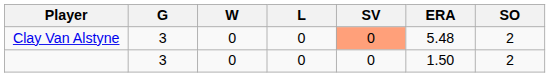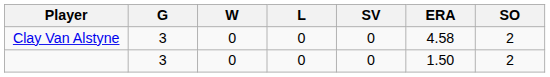(371, 38) lightsalmon background -> (371, 38) no background
(440, 38) 5.48 -> (440, 38) 4.58
